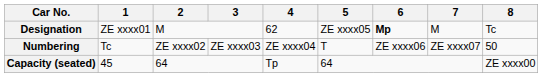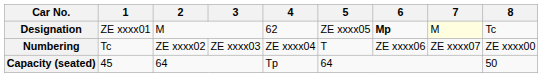(435, 30) no background -> (435, 30) lightyellow background
(491, 47) 50 -> (510, 47) ZE xxxx00
(510, 64) ZE xxxx00 -> (491, 64) 50
